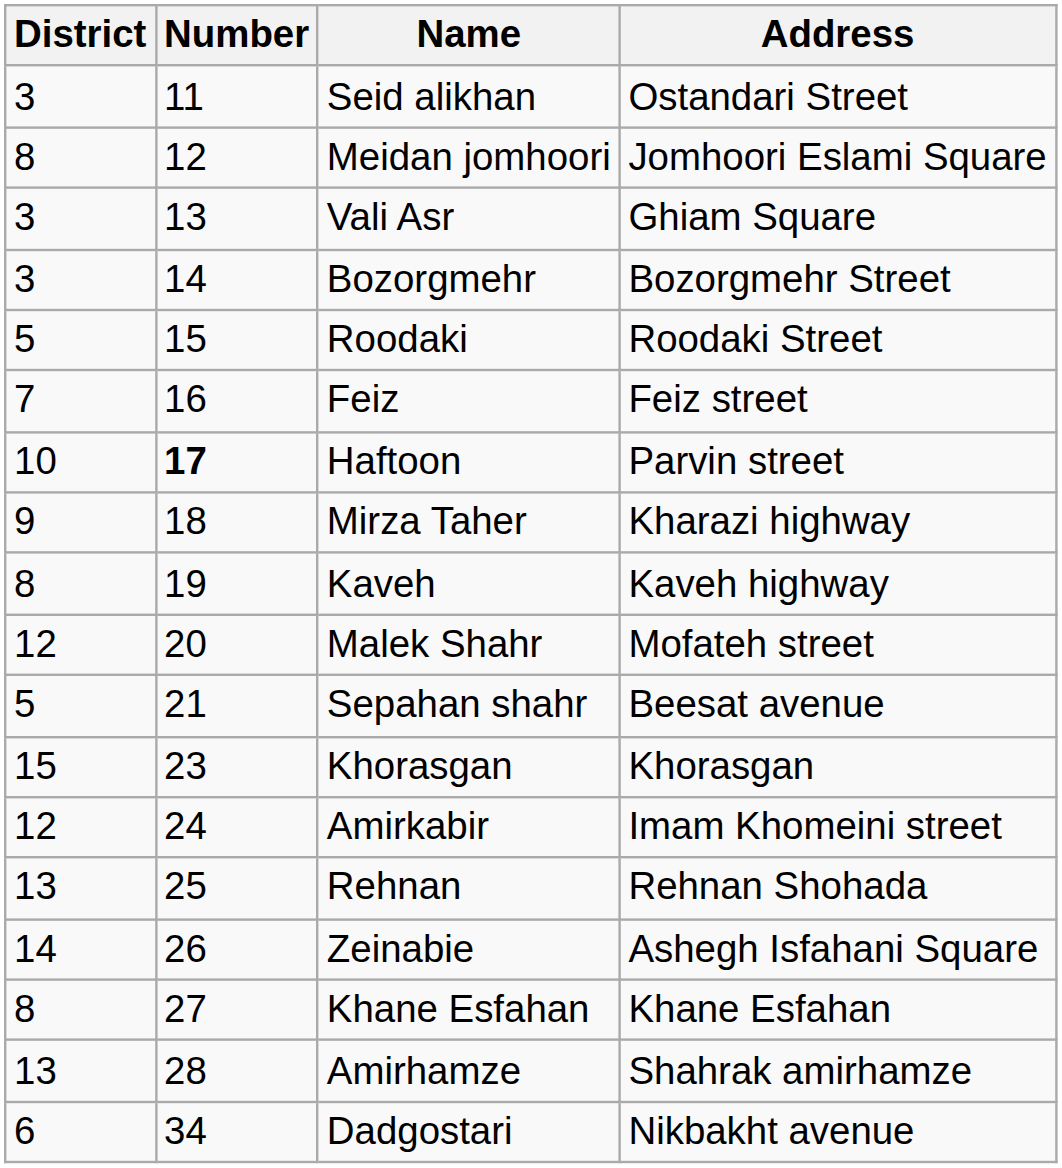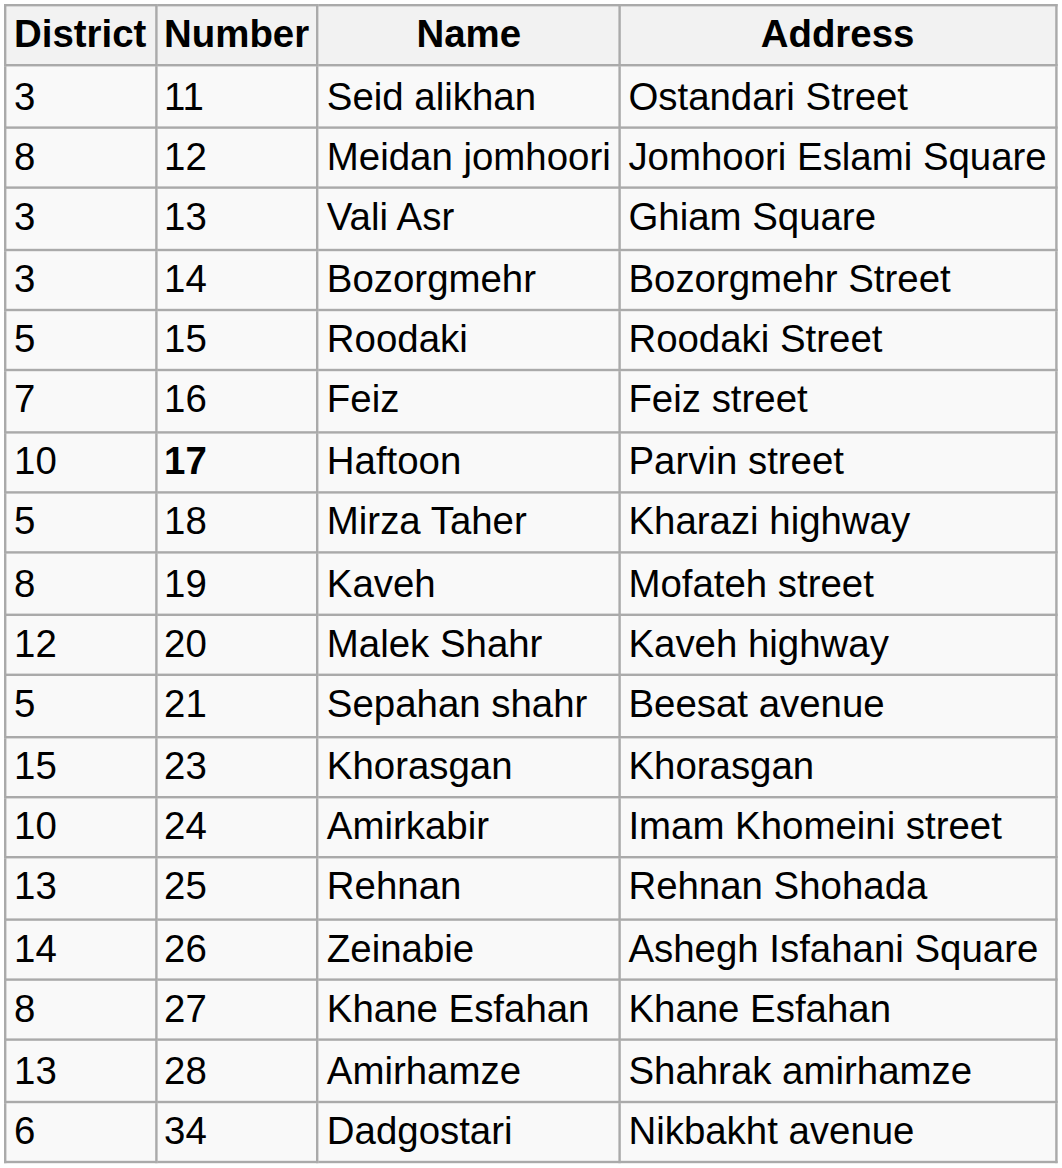(25, 522) 9 -> (25, 522) 5
(759, 583) Kaveh highway -> (751, 583) Mofateh street
(751, 643) Mofateh street -> (759, 643) Kaveh highway
(35, 826) 12 -> (35, 826) 10
